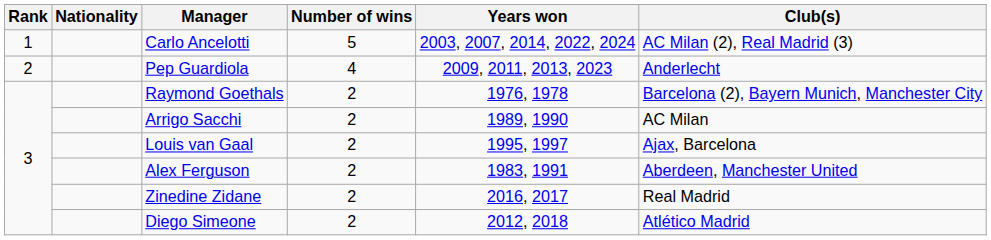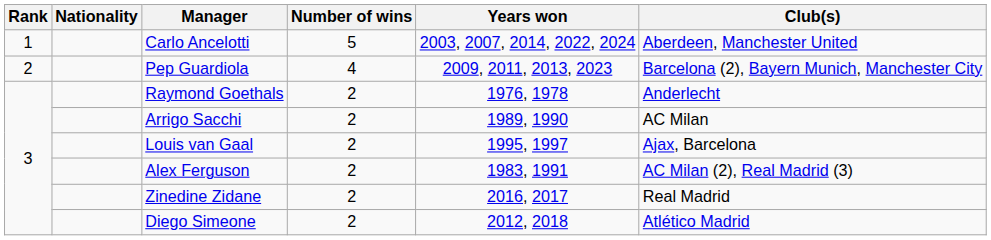(748, 42) AC Milan (2), Real Madrid (3) -> (750, 42) Aberdeen, Manchester United
(681, 68) Anderlecht -> (813, 68) Barcelona (2), Bayern Munich, Manchester City
(813, 94) Barcelona (2), Bayern Munich, Manchester City -> (681, 94) Anderlecht
(750, 171) Aberdeen, Manchester United -> (748, 171) AC Milan (2), Real Madrid (3)
